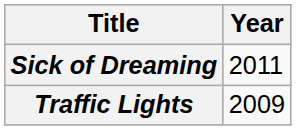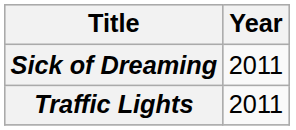(257, 104) 2009 -> (256, 104) 2011
